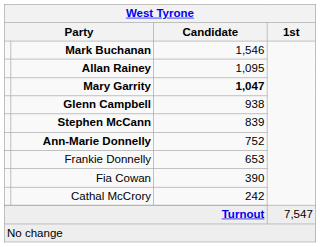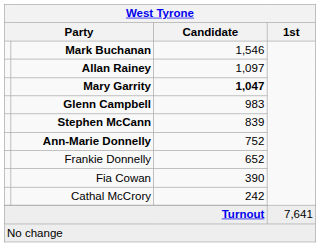(250, 68) 1,095 -> (250, 68) 1,097
(255, 104) 938 -> (255, 104) 983
(255, 159) 653 -> (255, 159) 652
(298, 214) 7,547 -> (298, 214) 7,641
